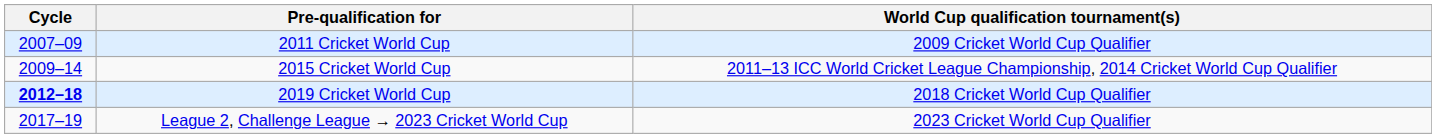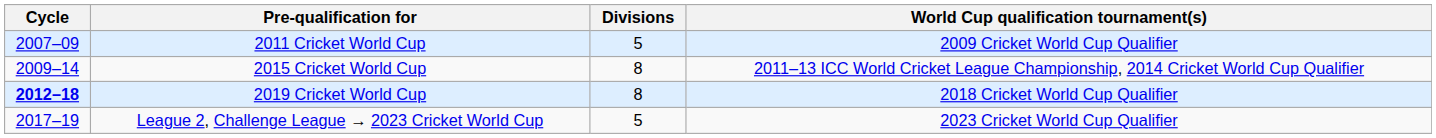+ column: (638, 18)
